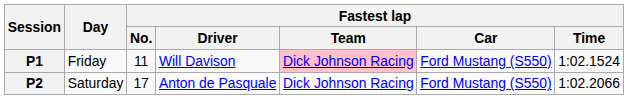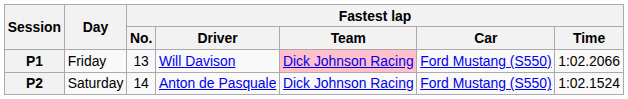(141, 61) 11 -> (141, 61) 13
(589, 61) 1:02.1524 -> (589, 61) 1:02.2066
(141, 83) 17 -> (141, 83) 14
(589, 83) 1:02.2066 -> (589, 83) 1:02.1524
